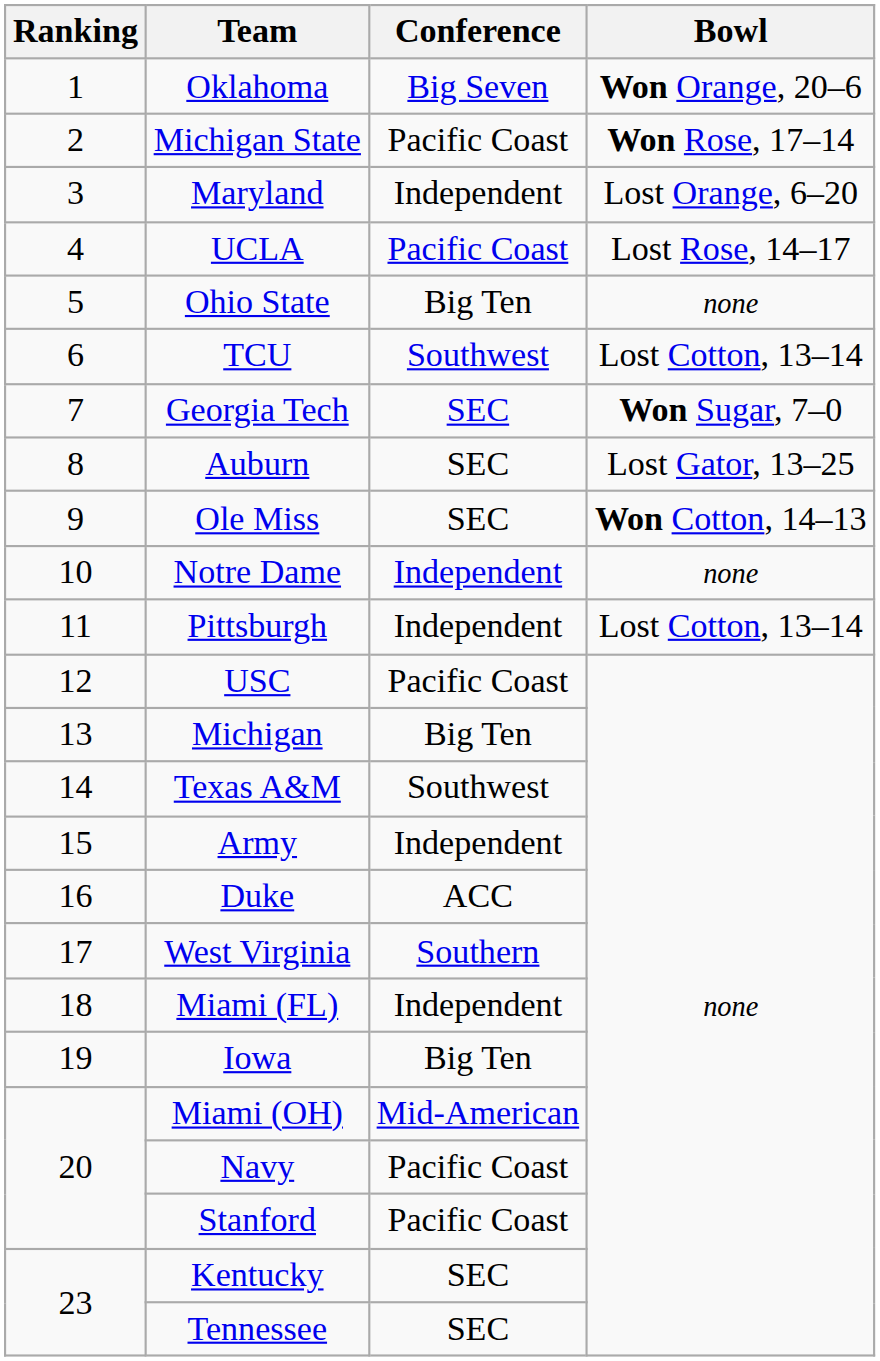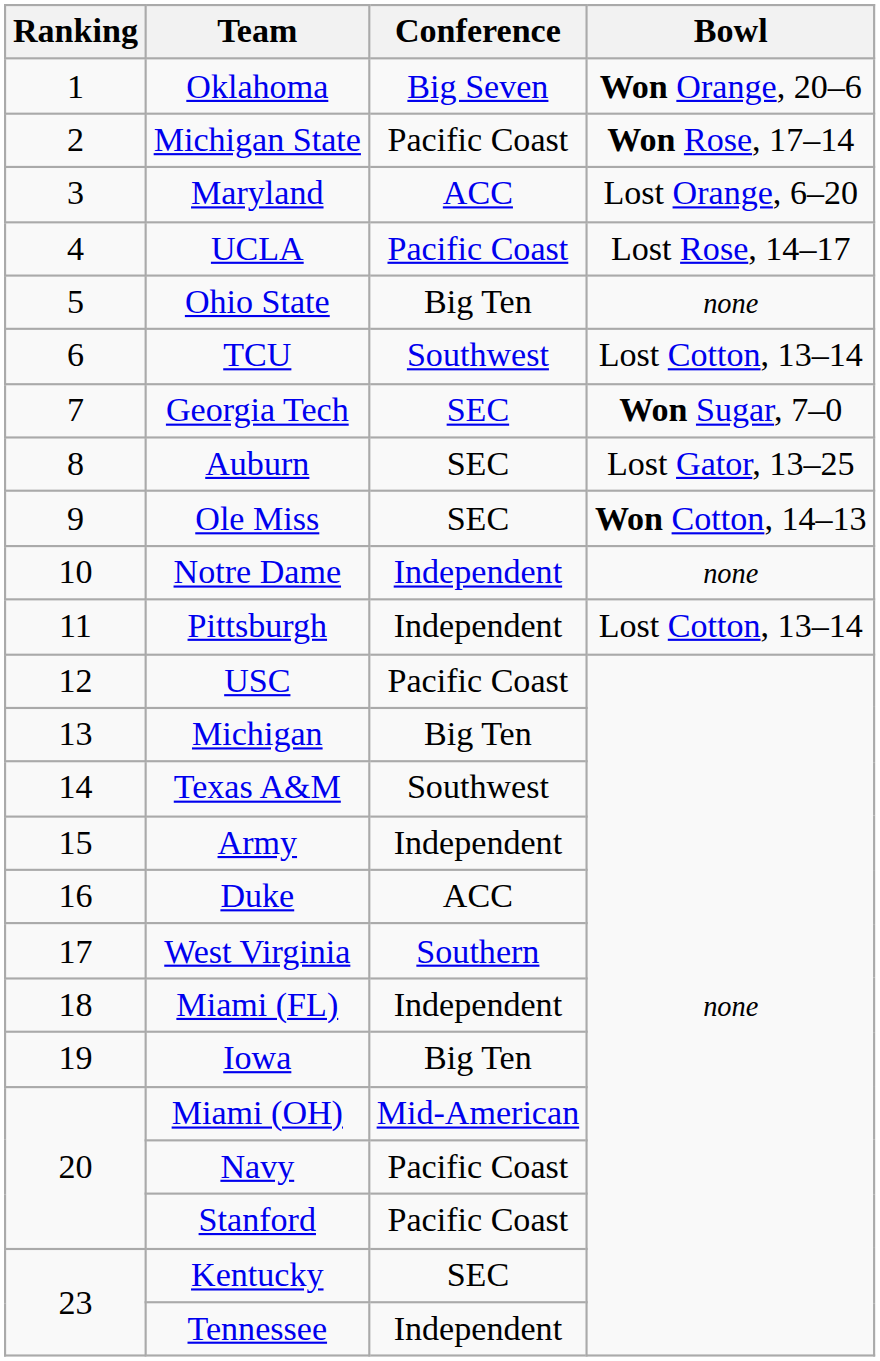(478, 193) Independent -> (478, 193) ACC
(478, 1328) SEC -> (478, 1328) Independent
